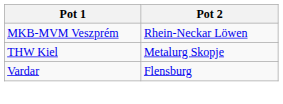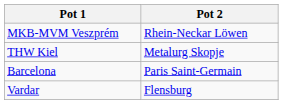+ row: (31, 71)
